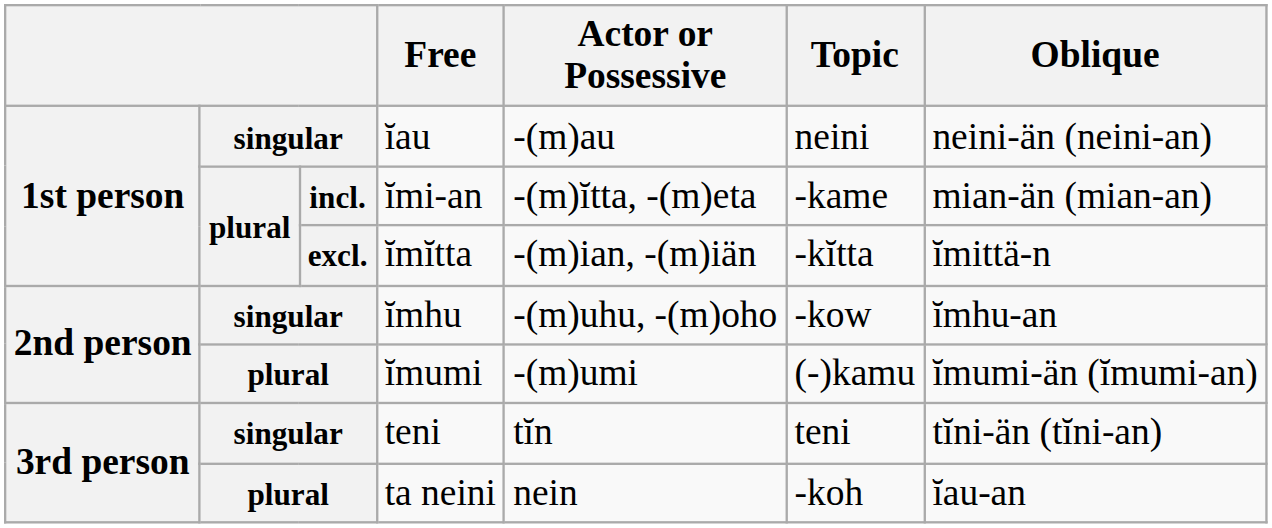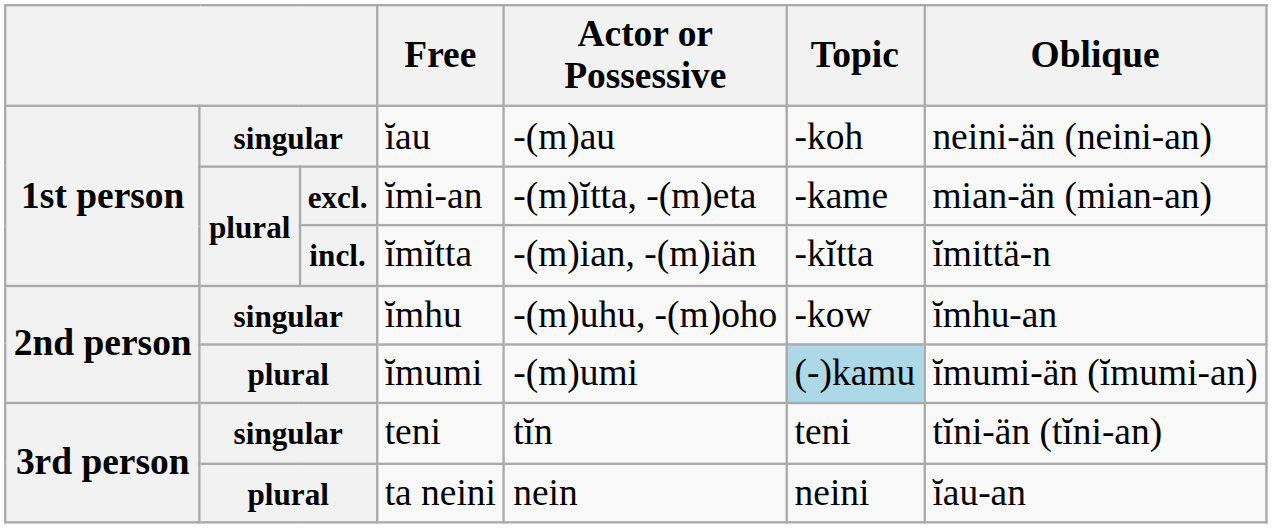(832, 135) neini -> (829, 135) -koh
(338, 197) incl. -> (338, 197) excl.
(338, 256) excl. -> (338, 256) incl.
(855, 373) no background -> (855, 373) lightblue background
(829, 491) -koh -> (832, 491) neini
